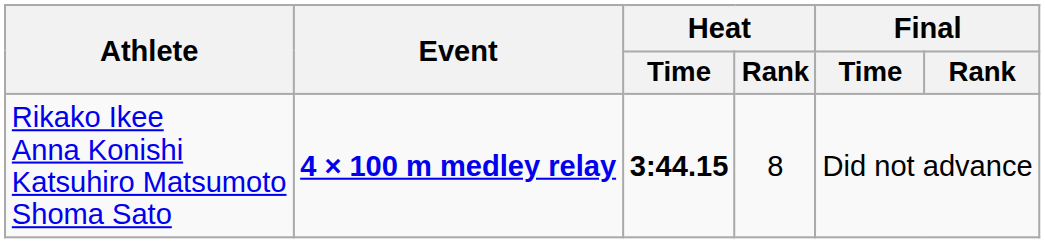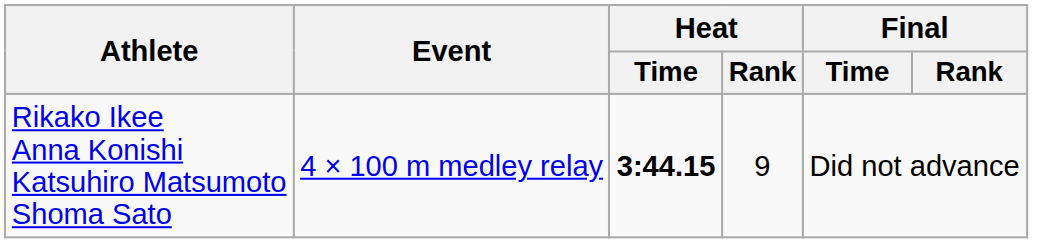(458, 166) bold -> (452, 166) normal
(775, 166) 8 -> (762, 166) 9
